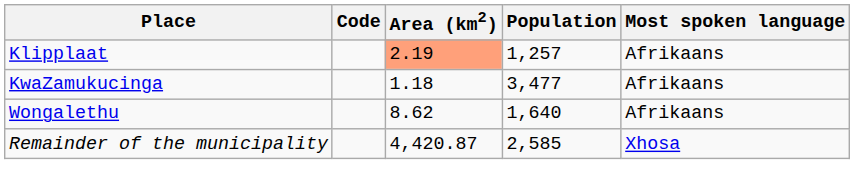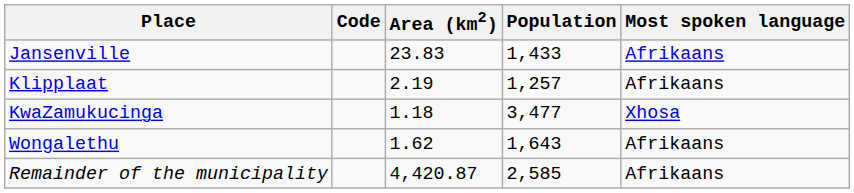+ row: (70, 54)
(412, 54) lightsalmon background -> (412, 84) no background
(675, 84) Afrikaans -> (653, 114) Xhosa
(412, 114) 8.62 -> (412, 144) 1.62
(534, 114) 1,640 -> (534, 144) 1,643
(653, 144) Xhosa -> (675, 174) Afrikaans
